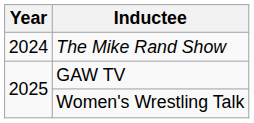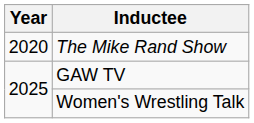(28, 46) 2024 -> (28, 46) 2020
